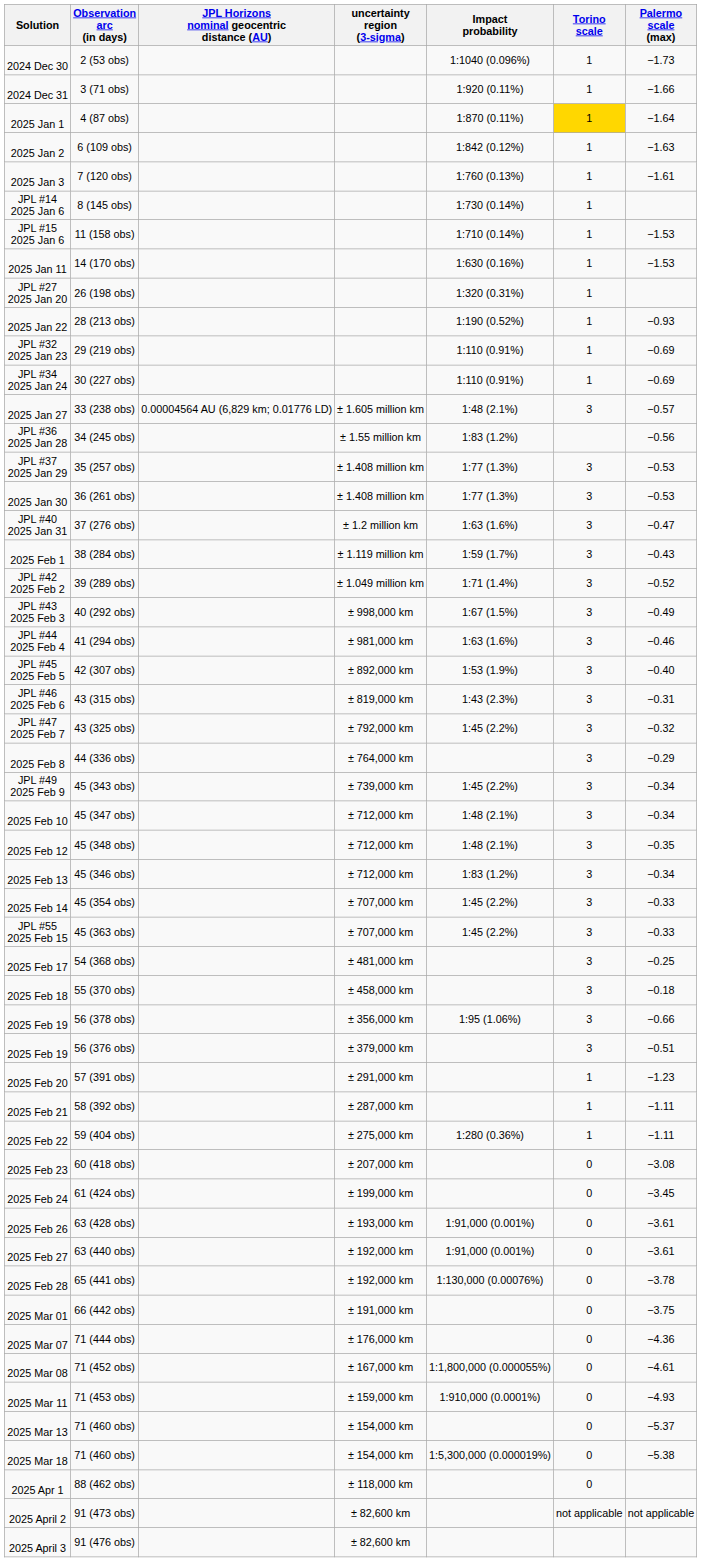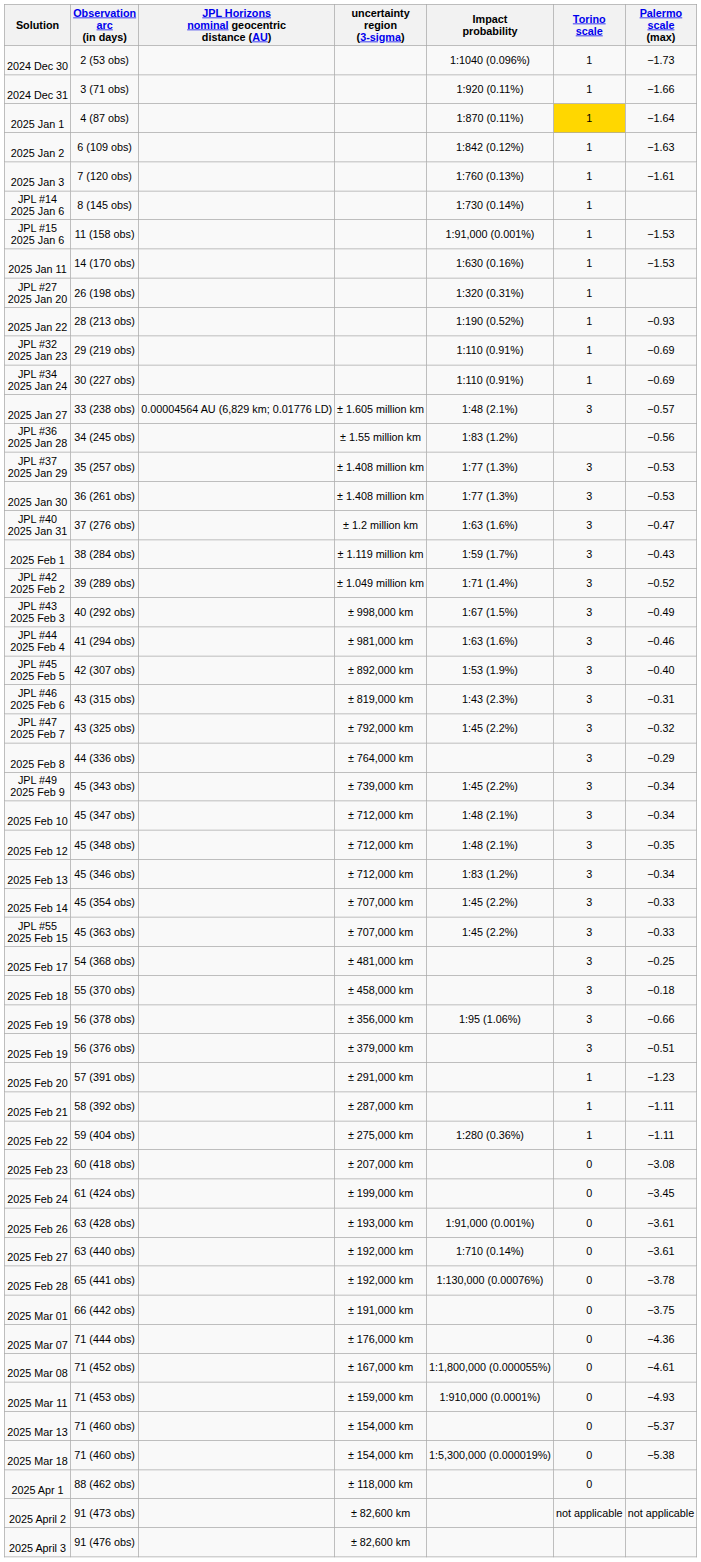(490, 235) 1:710 (0.14%) -> (490, 235) 1:91,000 (0.001%)
(490, 1252) 1:91,000 (0.001%) -> (490, 1252) 1:710 (0.14%)
